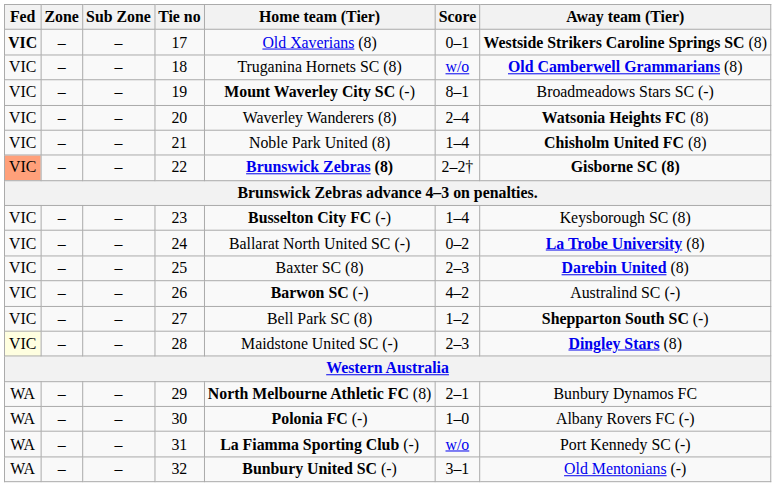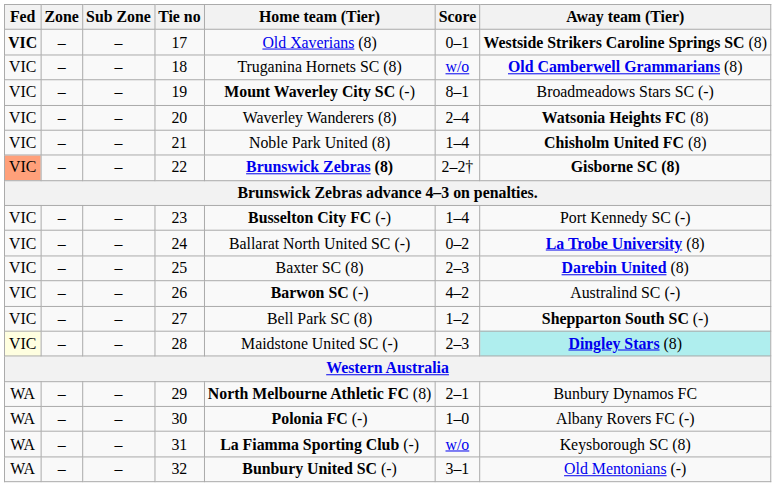(625, 218) Keysborough SC (8) -> (625, 218) Port Kennedy SC (-)
(625, 343) no background -> (625, 343) paleturquoise background
(625, 444) Port Kennedy SC (-) -> (625, 444) Keysborough SC (8)
